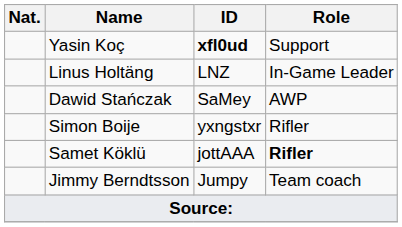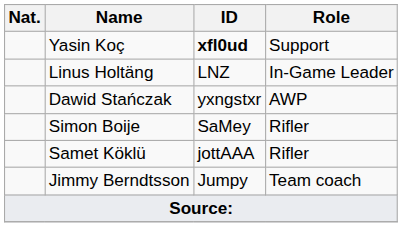(224, 99) SaMey -> (229, 99) yxngstxr
(229, 126) yxngstxr -> (224, 126) SaMey
(291, 153) bold -> (289, 153) normal
